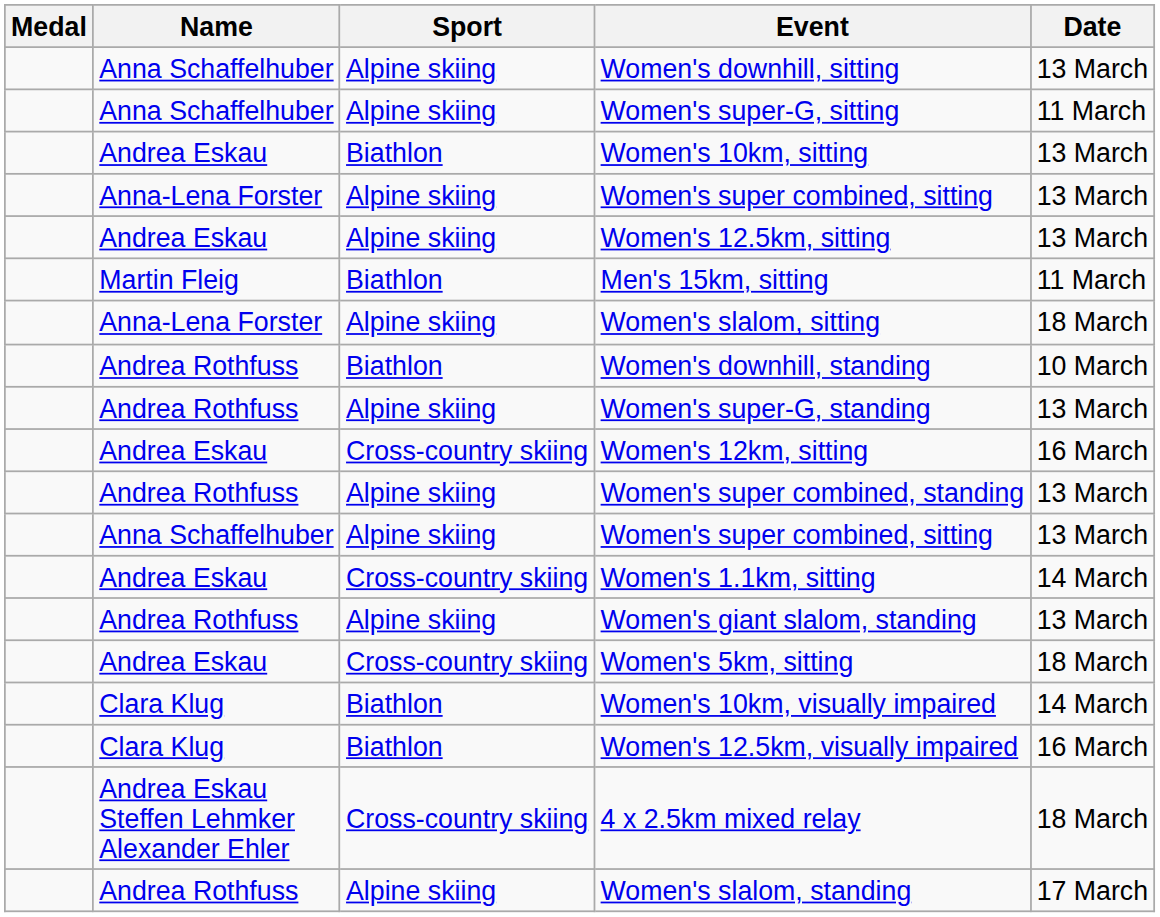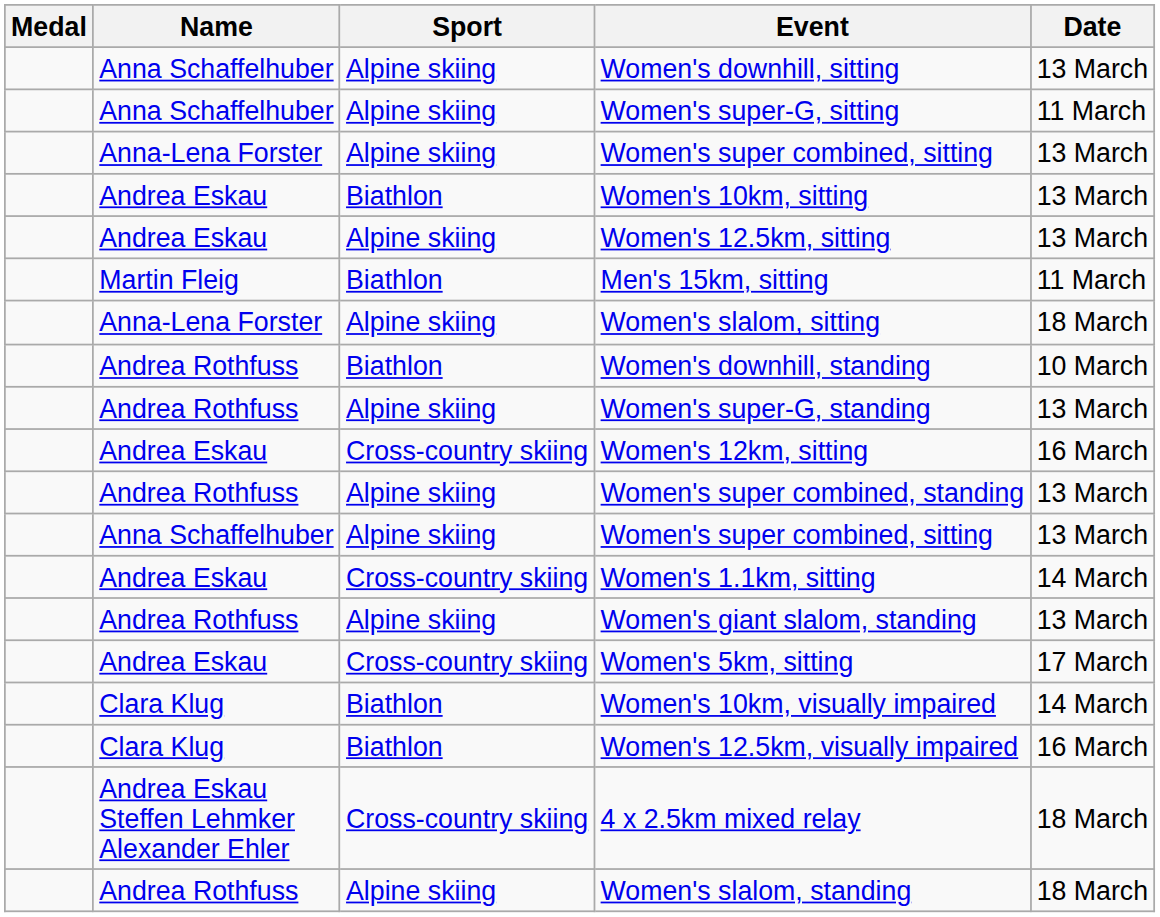rows swapped: (183, 153) <-> (211, 196)
(1092, 661) 18 March -> (1092, 661) 17 March
(1092, 891) 17 March -> (1092, 891) 18 March
